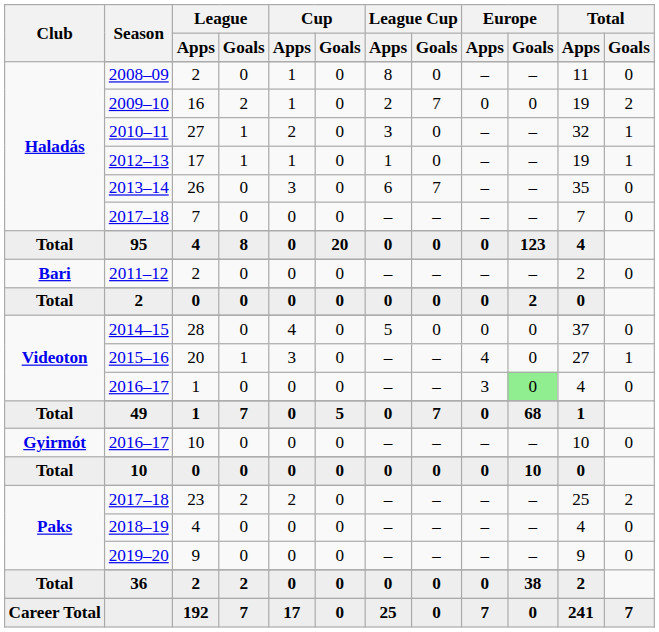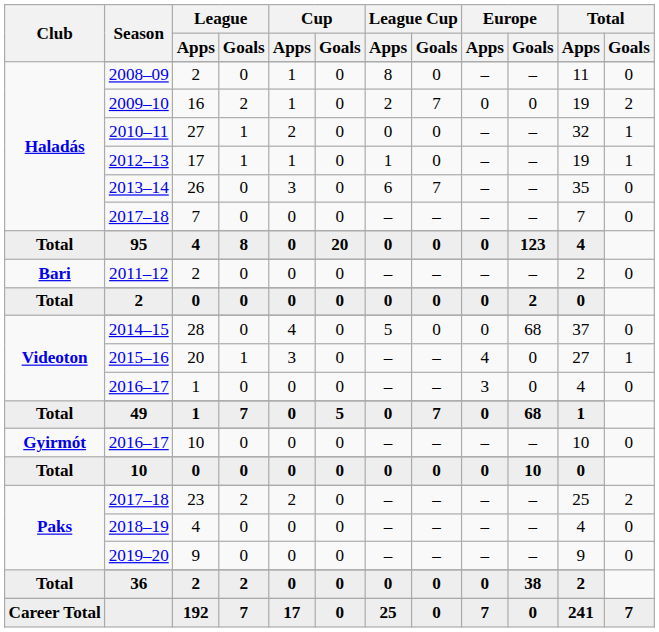(388, 132) 3 -> (388, 132) 0
(533, 329) 0 -> (533, 329) 68
(533, 386) lightgreen background -> (533, 386) no background
